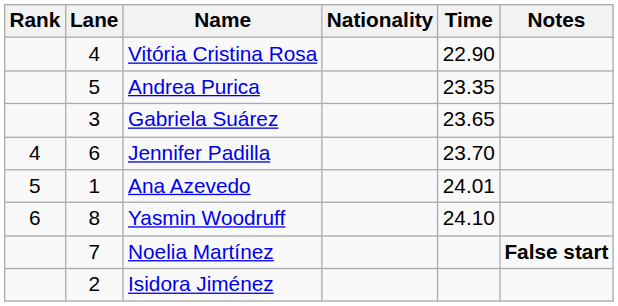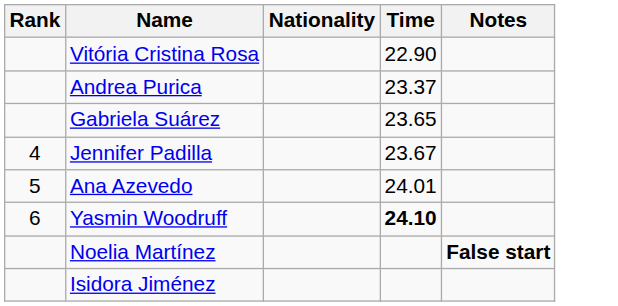- column: (94, 20)
(469, 86) 23.35 -> (411, 86) 23.37
(469, 152) 23.70 -> (411, 152) 23.67
(469, 218) normal -> (411, 218) bold
